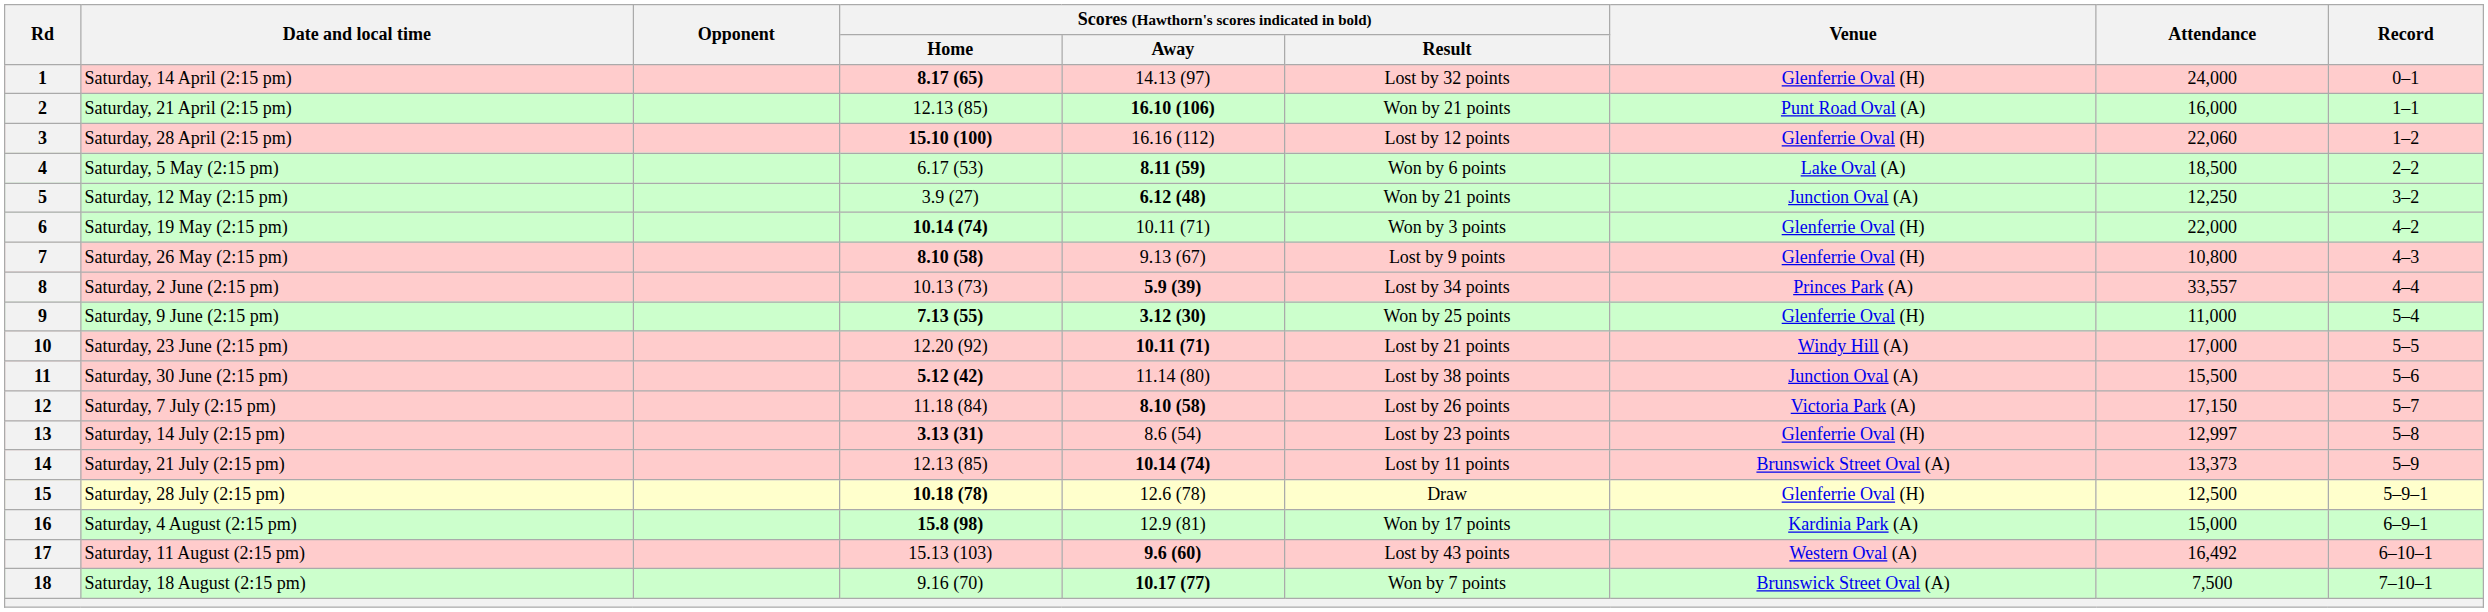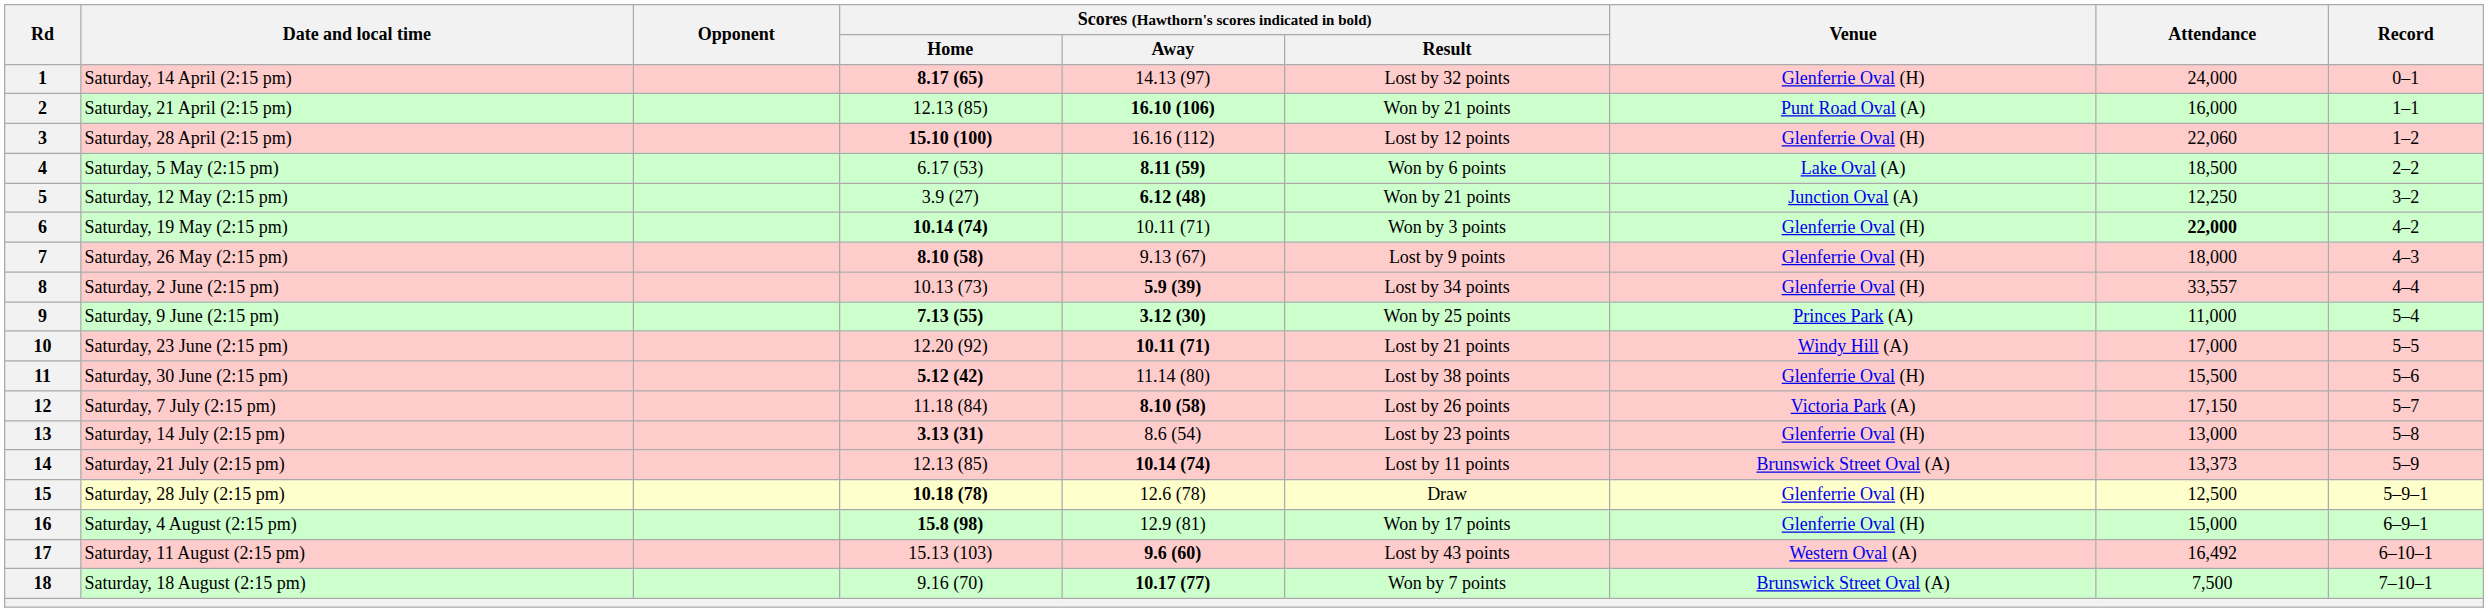(2212, 227) normal -> (2212, 227) bold
(2212, 257) 10,800 -> (2212, 257) 18,000
(1853, 286) Princes Park (A) -> (1853, 286) Glenferrie Oval (H)
(1853, 316) Glenferrie Oval (H) -> (1853, 316) Princes Park (A)
(1853, 375) Junction Oval (A) -> (1853, 375) Glenferrie Oval (H)
(2212, 435) 12,997 -> (2212, 435) 13,000
(1853, 524) Kardinia Park (A) -> (1853, 524) Glenferrie Oval (H)
